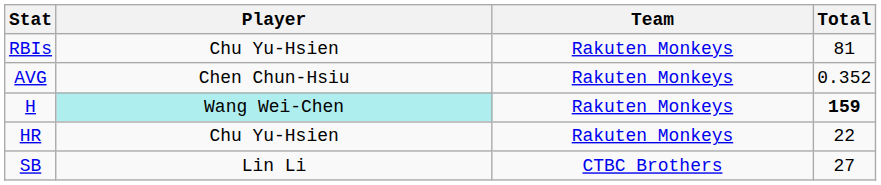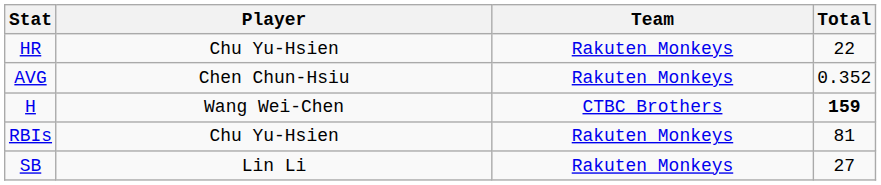rows swapped: (30, 136) <-> (31, 49)
(274, 107) paleturquoise background -> (274, 107) no background
(652, 107) Rakuten Monkeys -> (652, 107) CTBC Brothers
(652, 166) CTBC Brothers -> (652, 166) Rakuten Monkeys
